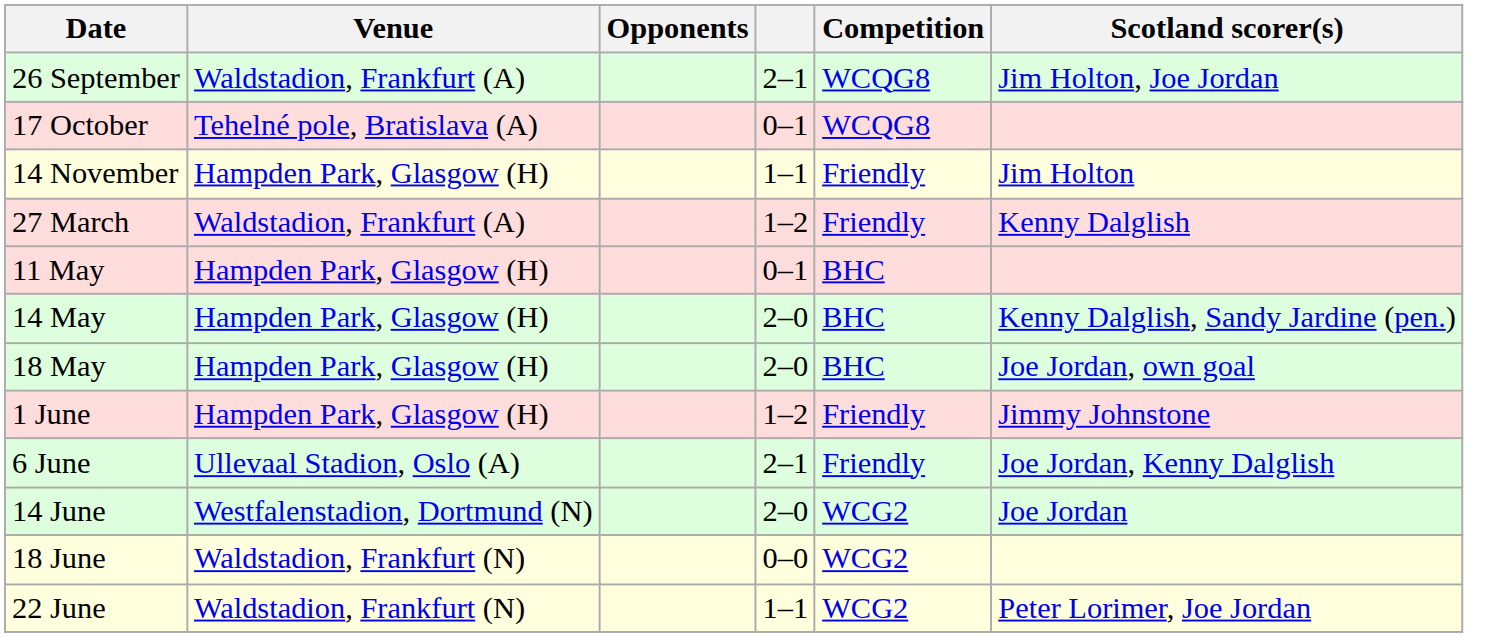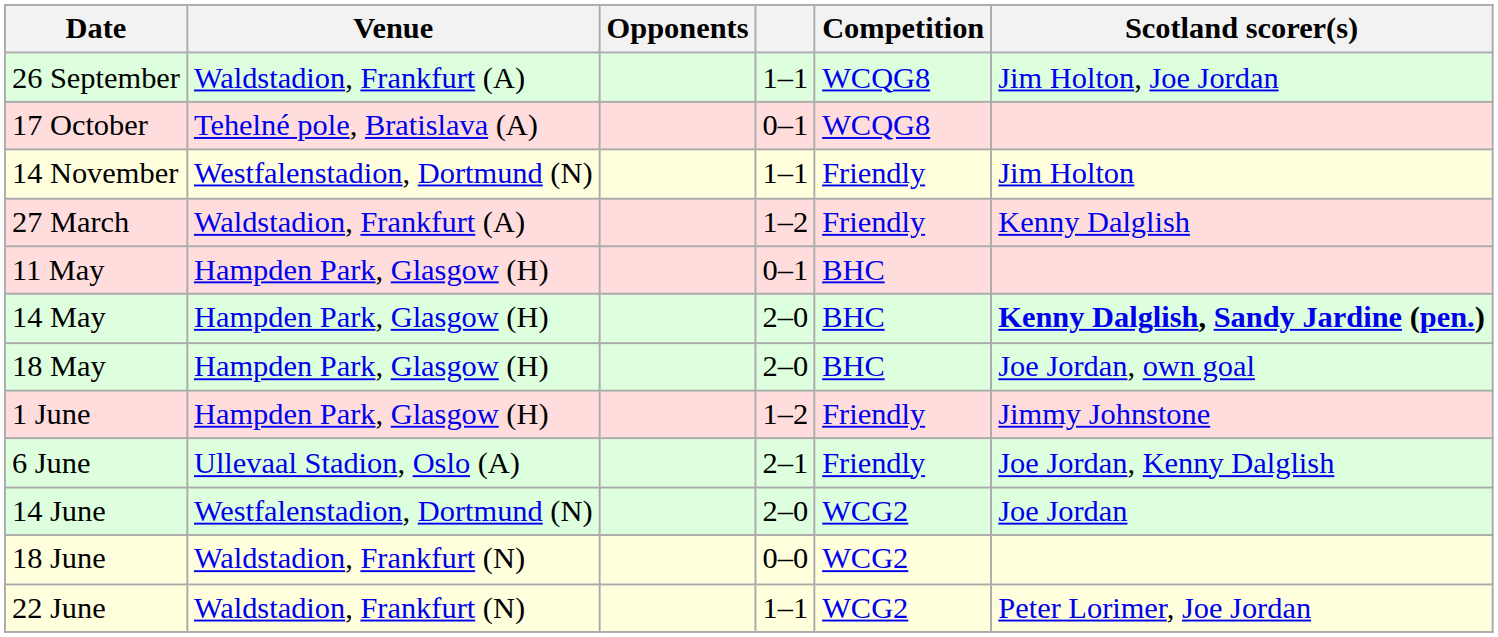(785, 76) 2–1 -> (785, 76) 1–1
(371, 173) Hampden Park, Glasgow (H) -> (393, 173) Westfalenstadion, Dortmund (N)
(1227, 317) normal -> (1242, 317) bold
